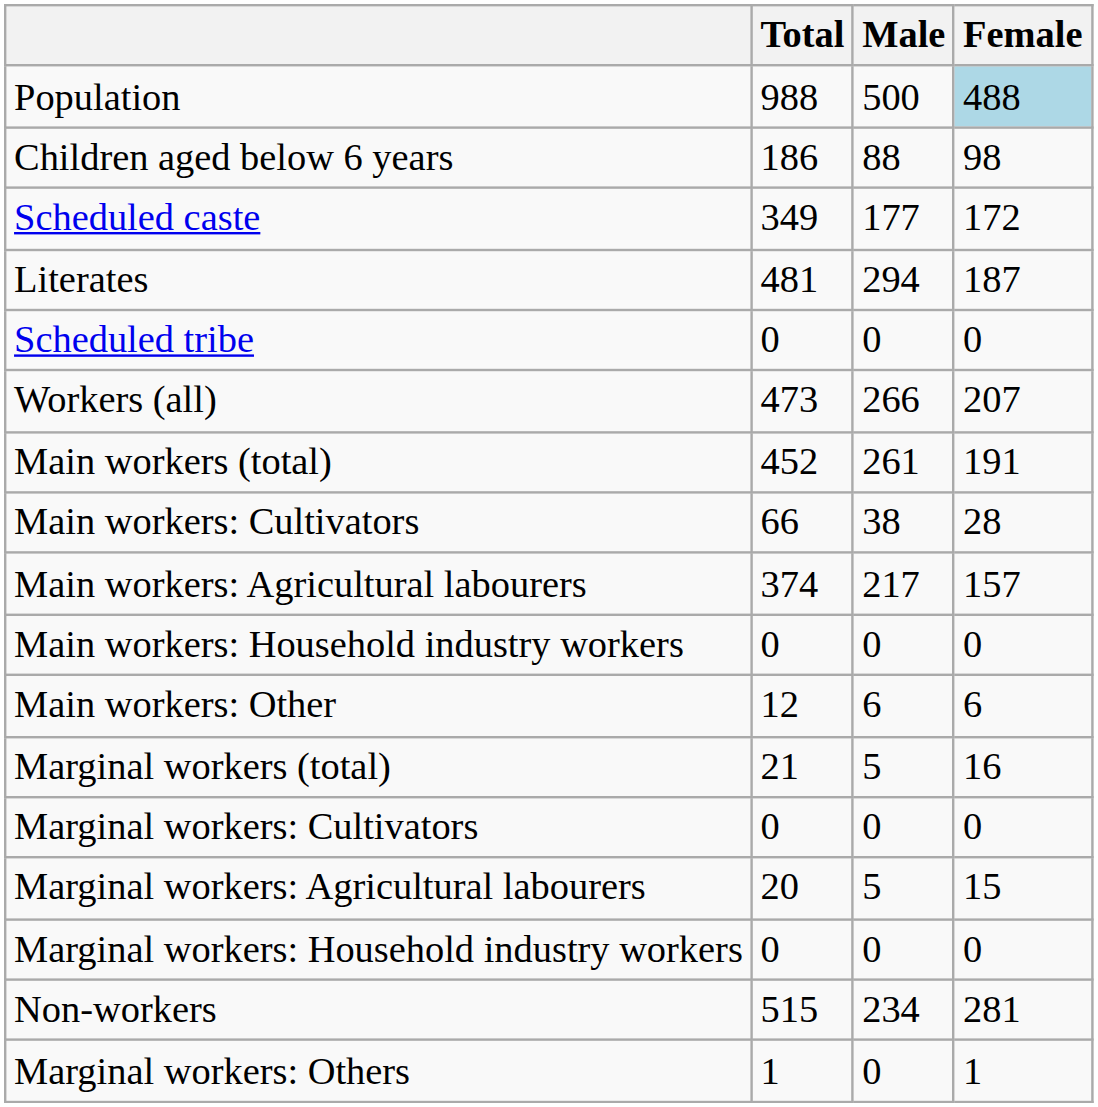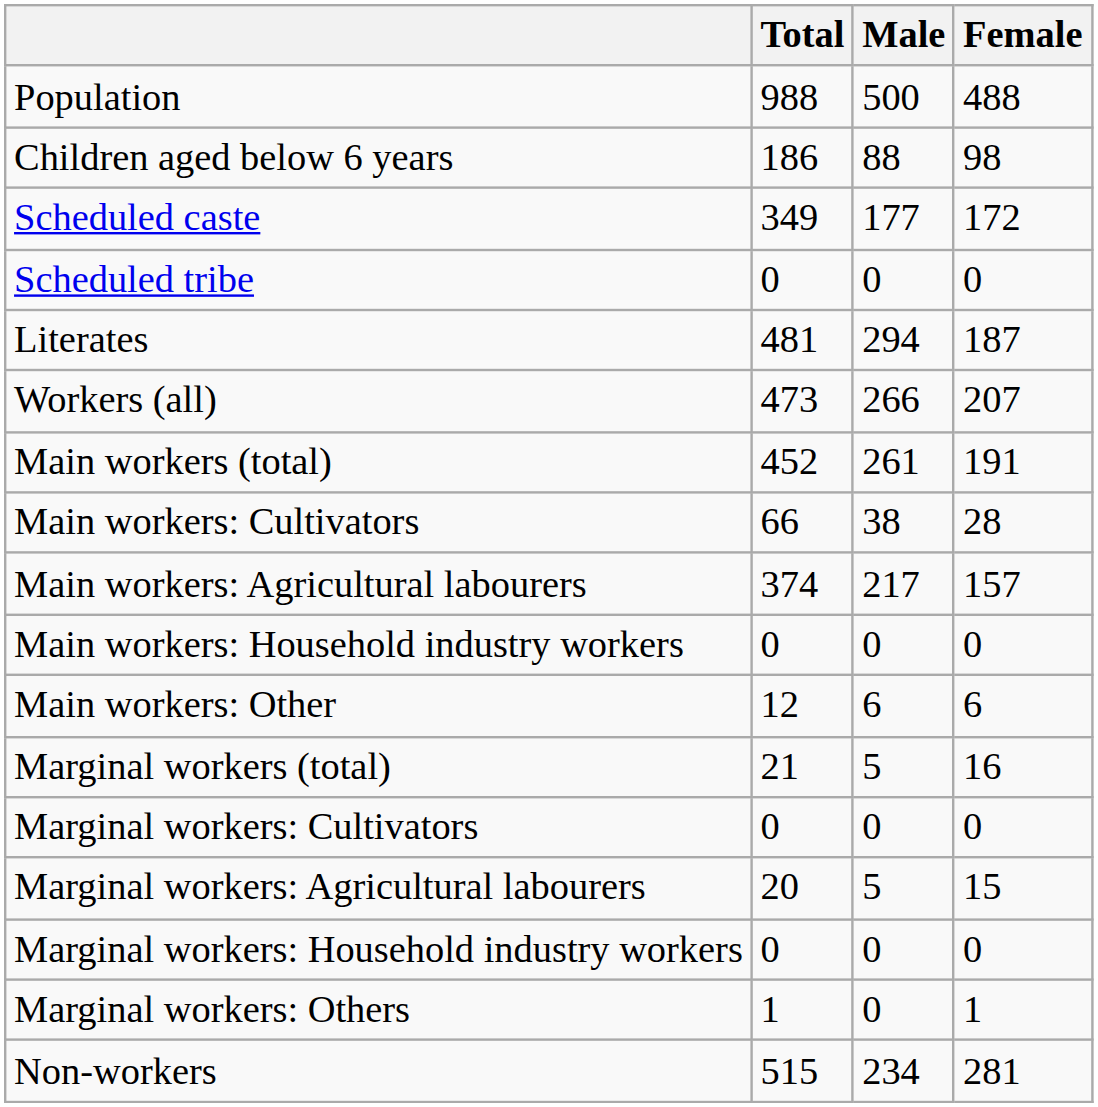(992, 95) lightblue background -> (992, 95) no background
rows swapped: (134, 339) <-> (81, 278)
rows swapped: (212, 1070) <-> (115, 1009)
